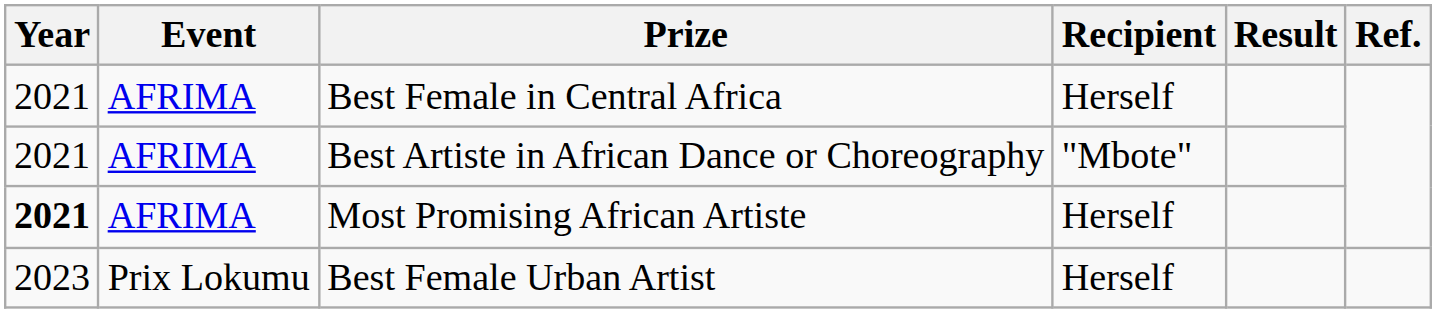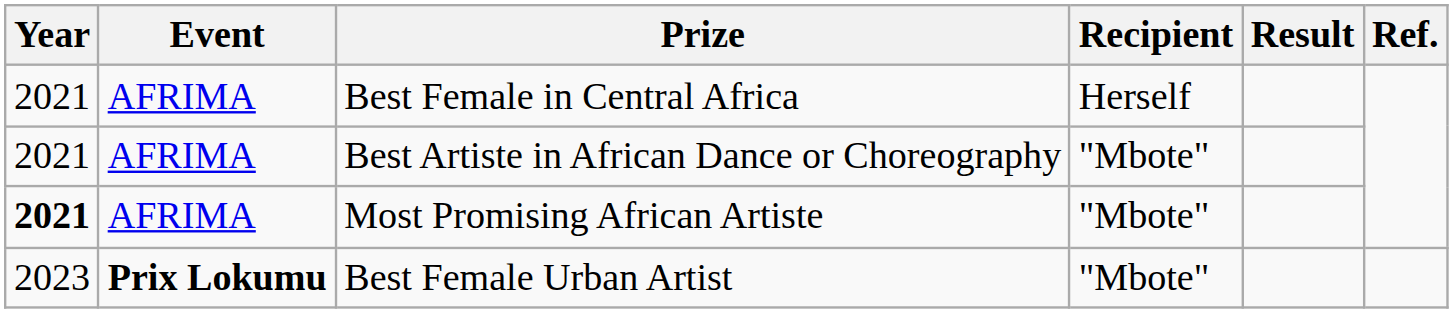(1118, 215) Herself -> (1144, 215) "Mbote"
(209, 276) normal -> (217, 276) bold
(1118, 276) Herself -> (1144, 276) "Mbote"
